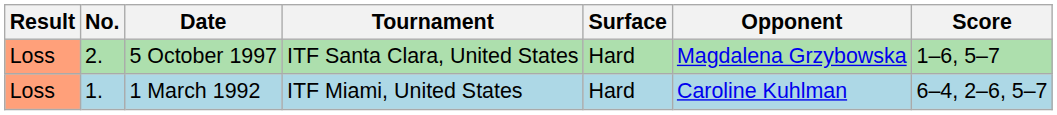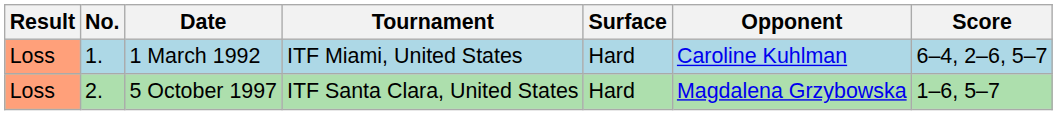rows swapped: (195, 90) <-> (203, 56)
